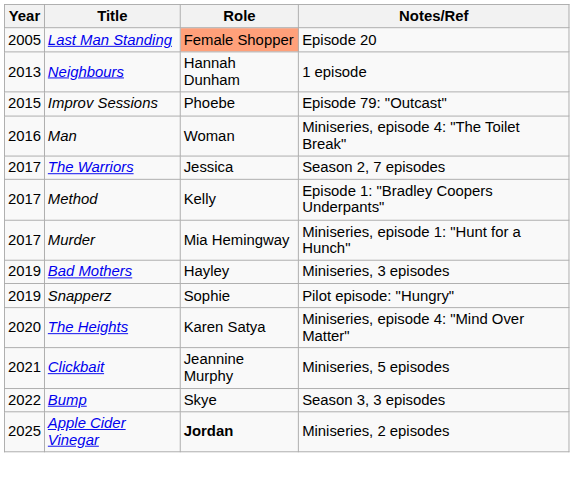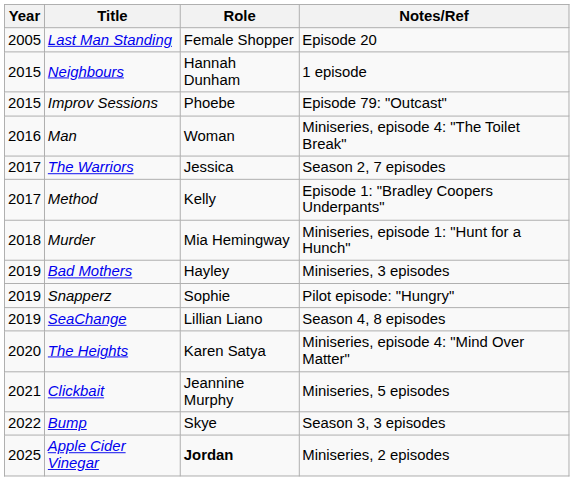(239, 39) lightsalmon background -> (239, 39) no background
(24, 71) 2013 -> (24, 71) 2015
(24, 240) 2017 -> (24, 240) 2018
+ row: (87, 319)
